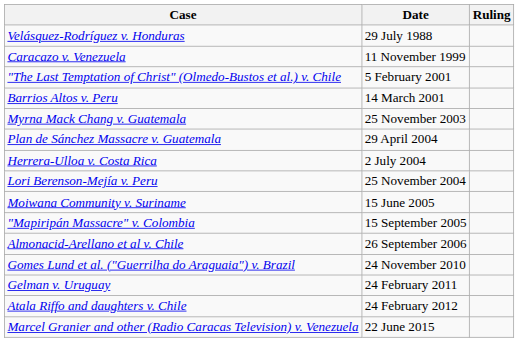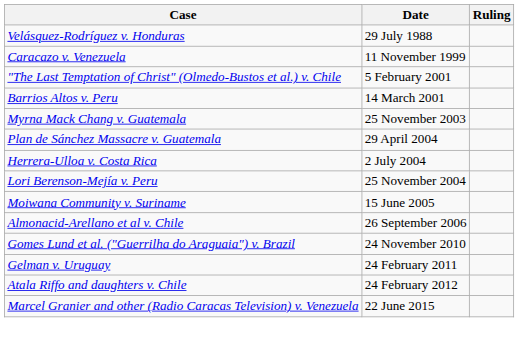- row: (101, 222)
